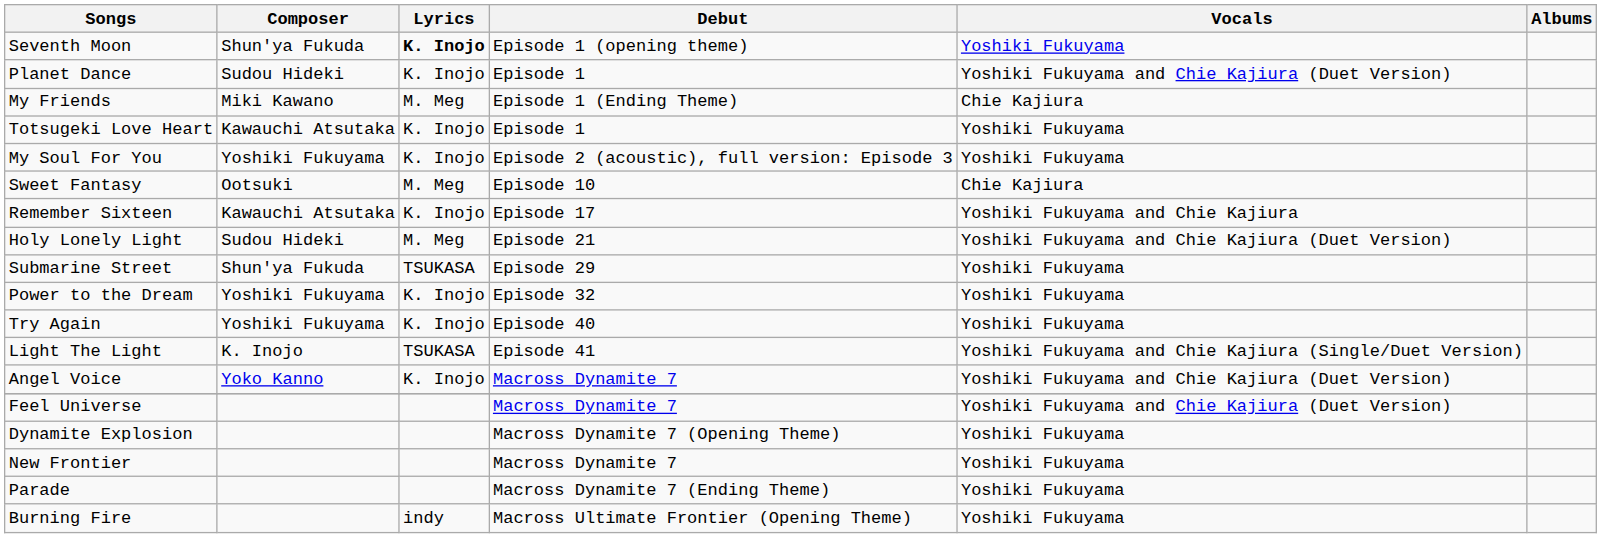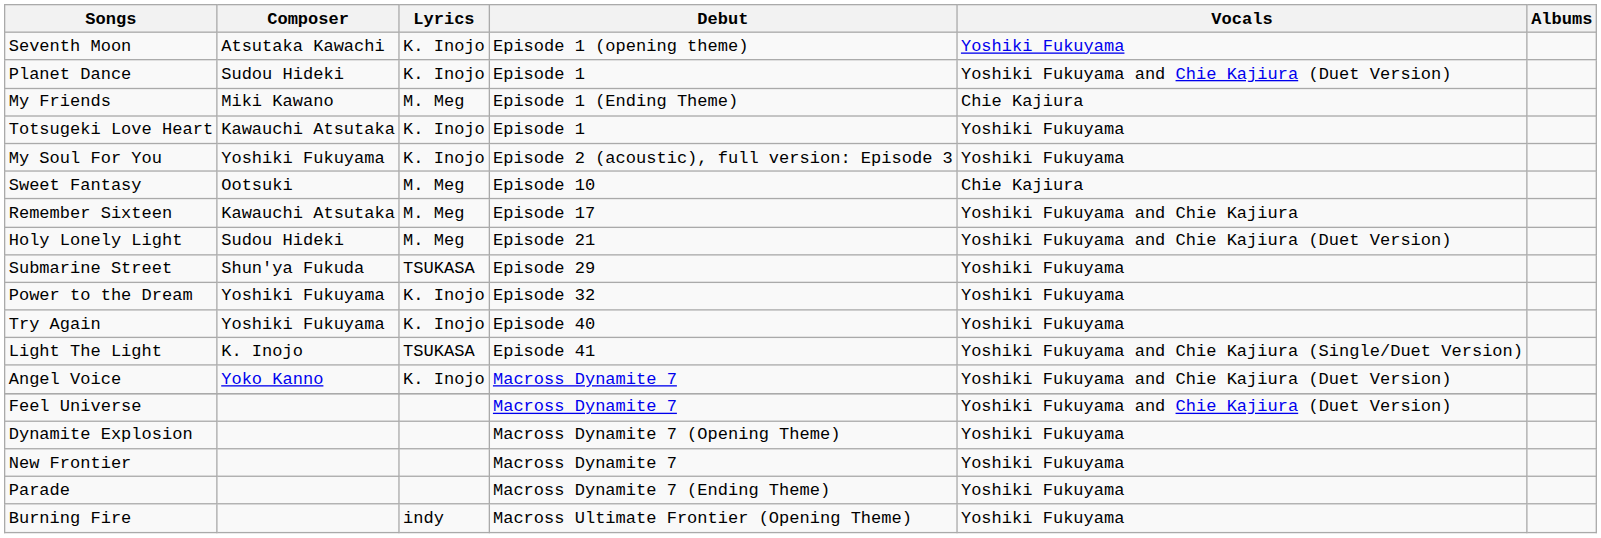(293, 46) Shun'ya Fukuda -> (303, 46) Atsutaka Kawachi
(444, 46) bold -> (444, 46) normal
(444, 213) K. Inojo -> (434, 213) M. Meg
